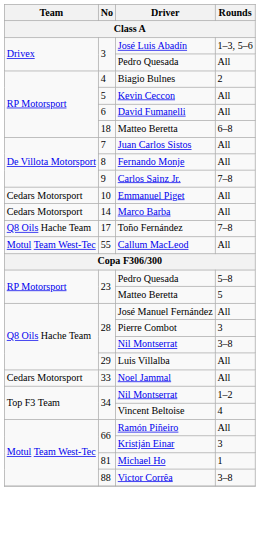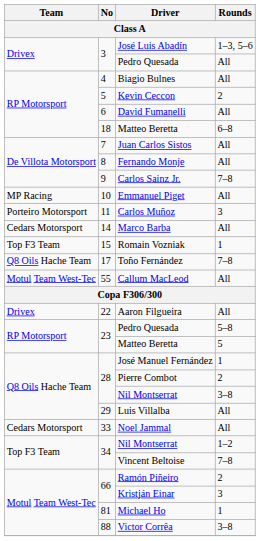(220, 78) 2 -> (224, 78) All
(224, 95) All -> (220, 95) 2
(45, 195) Cedars Motorsport -> (29, 195) MP Racing
+ row: (106, 211)
+ row: (106, 244)
+ row: (106, 311)
(224, 311) All -> (220, 361) 1
(220, 327) 3 -> (220, 377) 2
(220, 410) 4 -> (225, 460) 7–8
(224, 427) All -> (220, 477) 2
